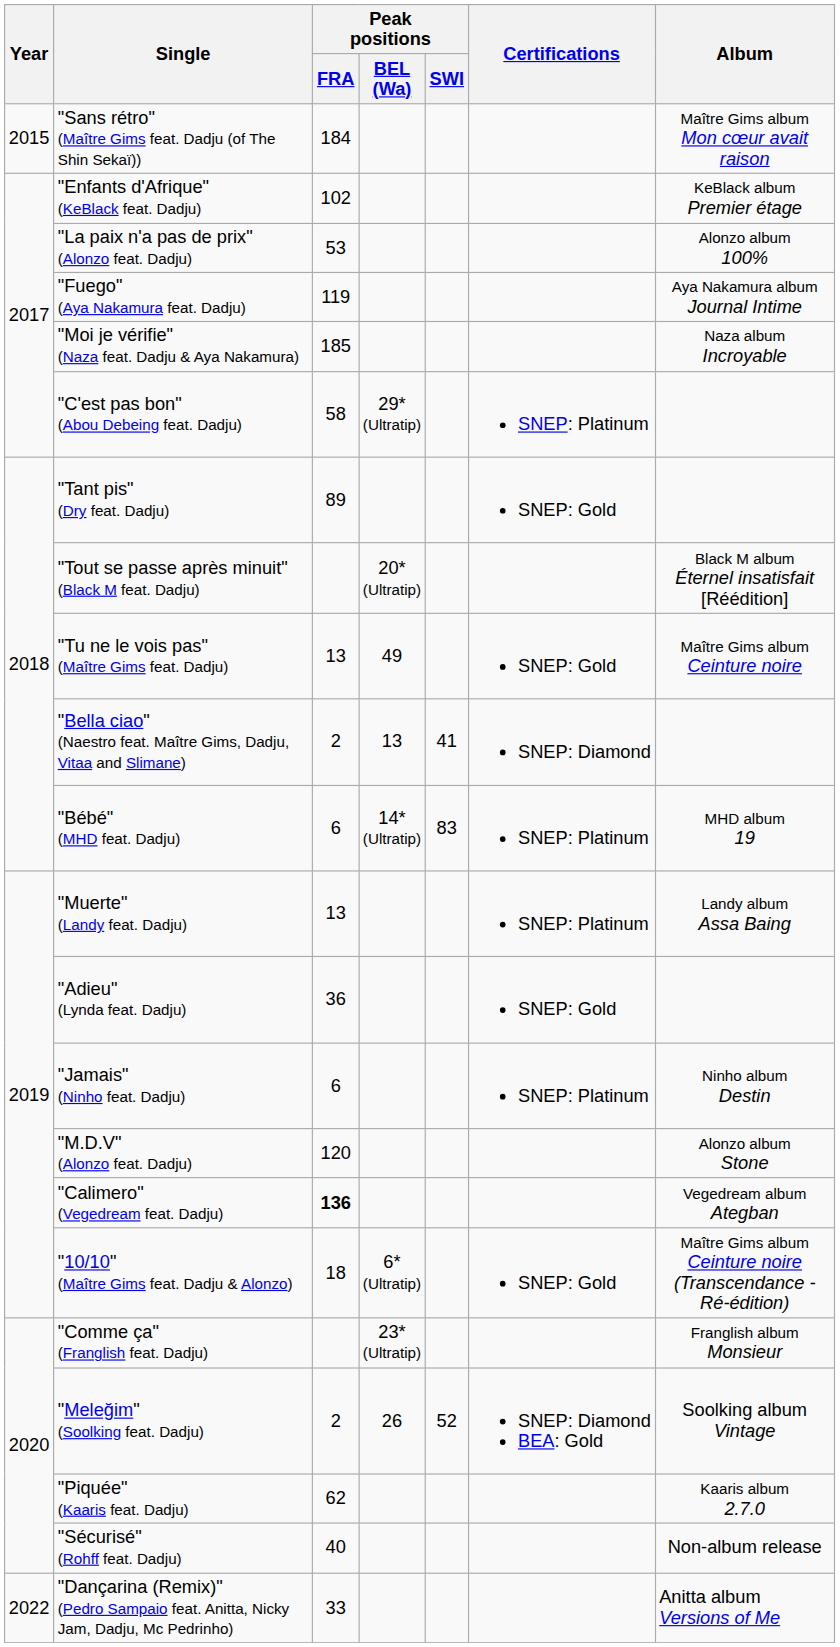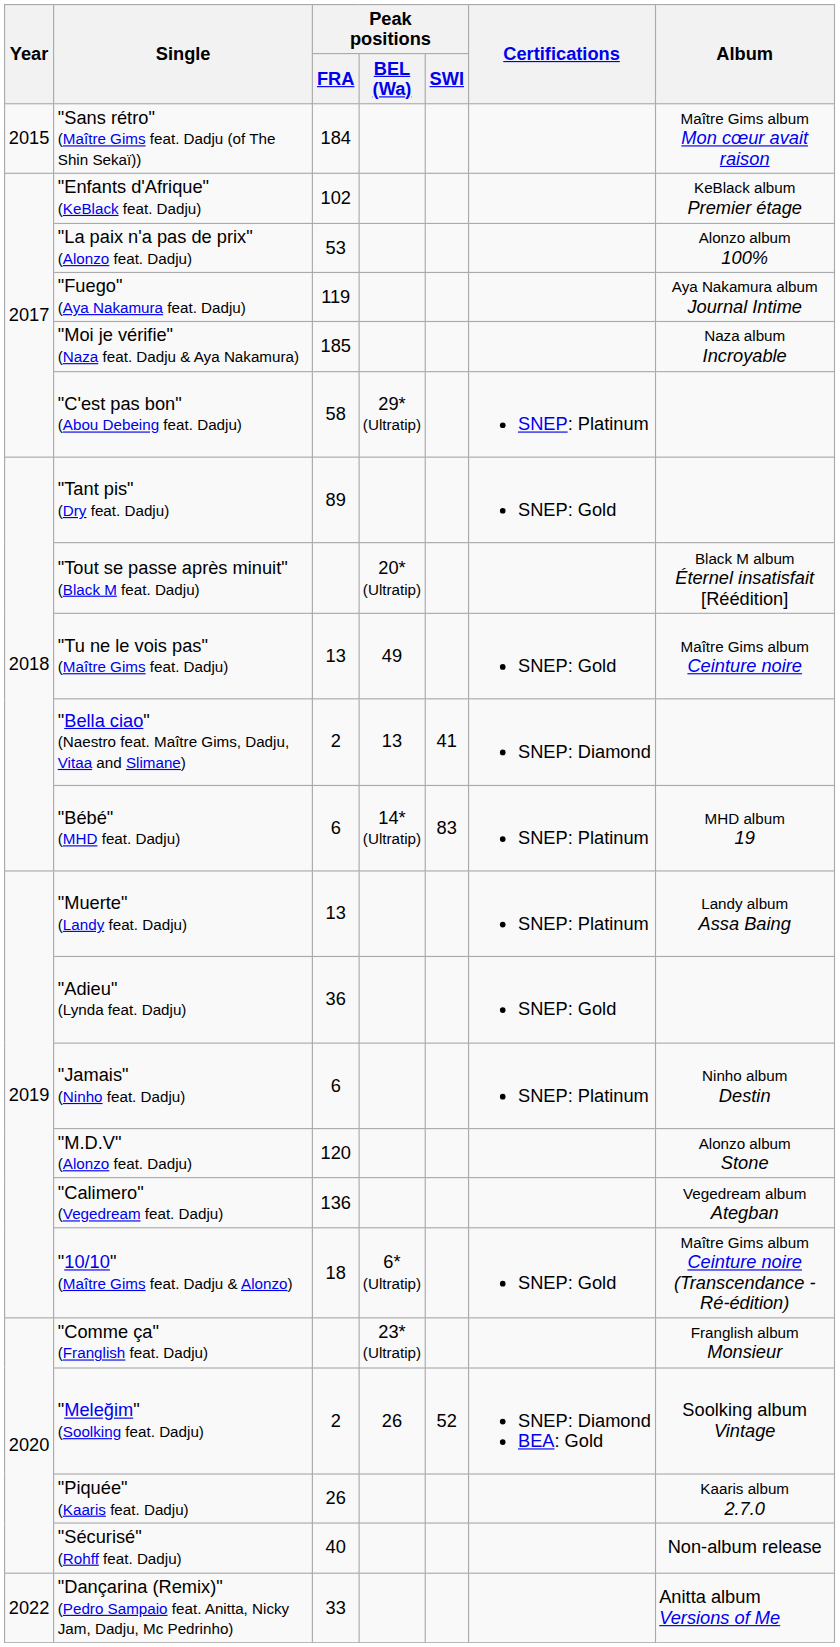(336, 1202) bold -> (336, 1202) normal
(336, 1498) 62 -> (336, 1498) 26
